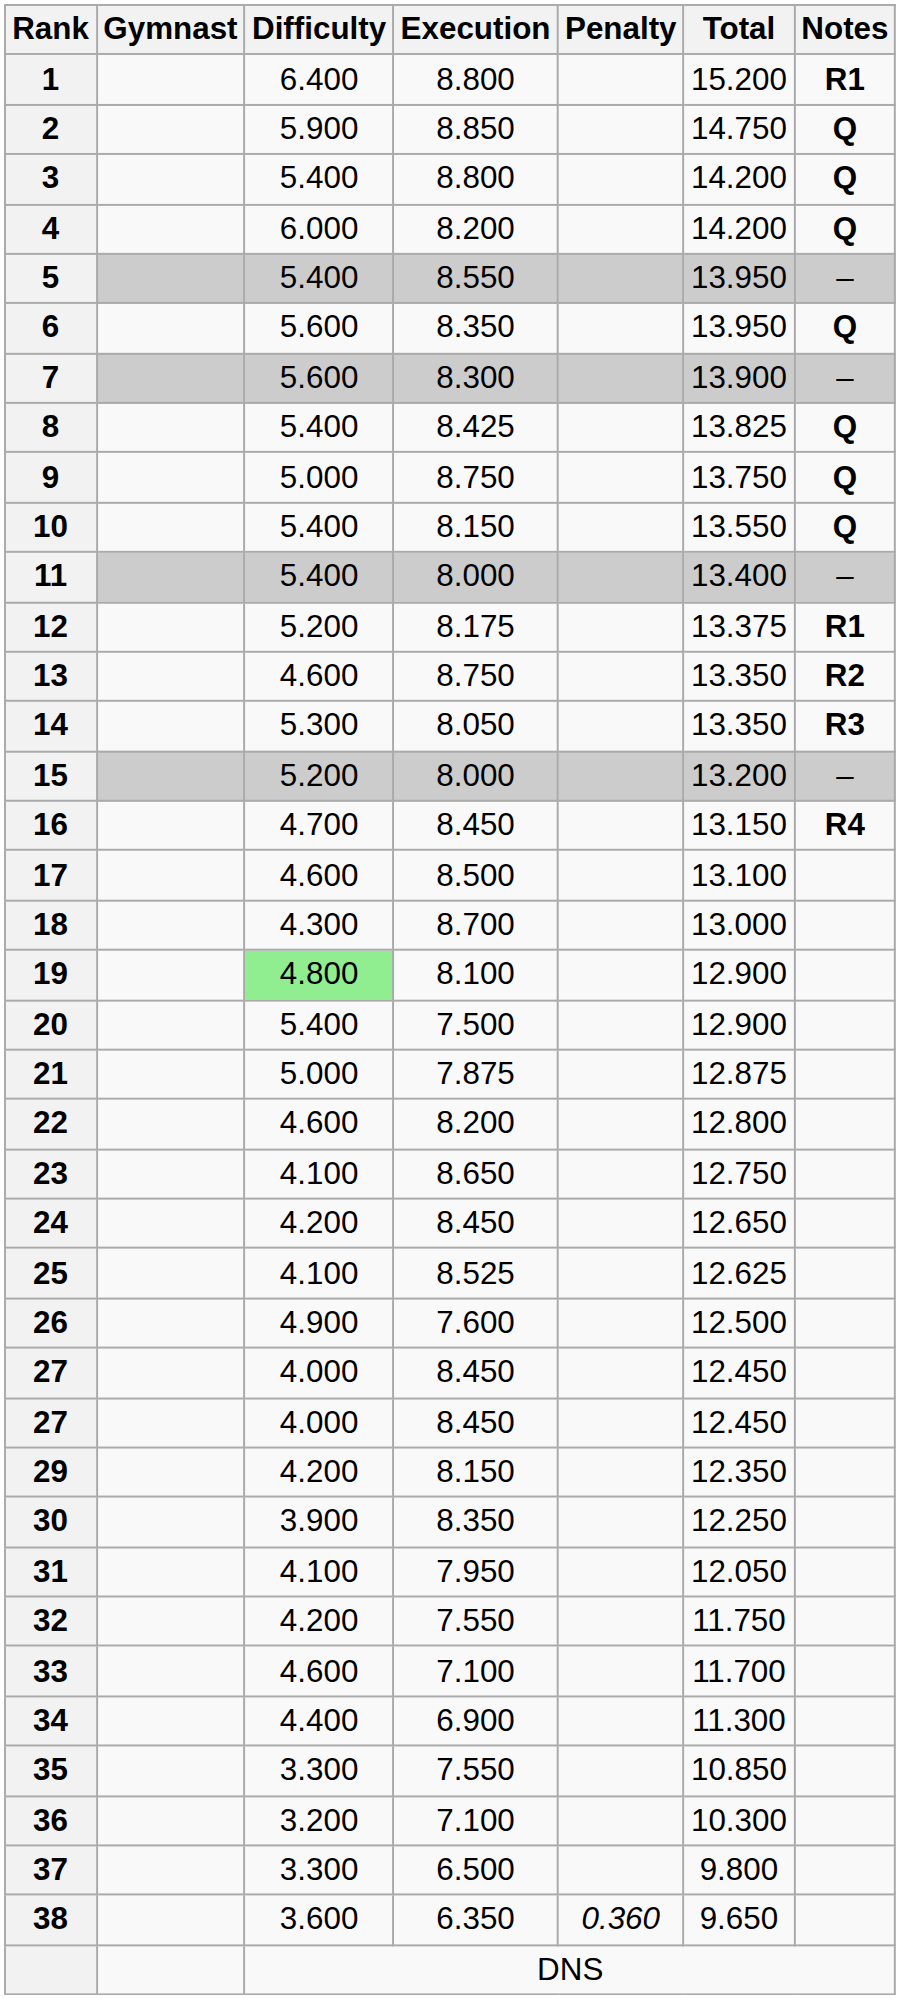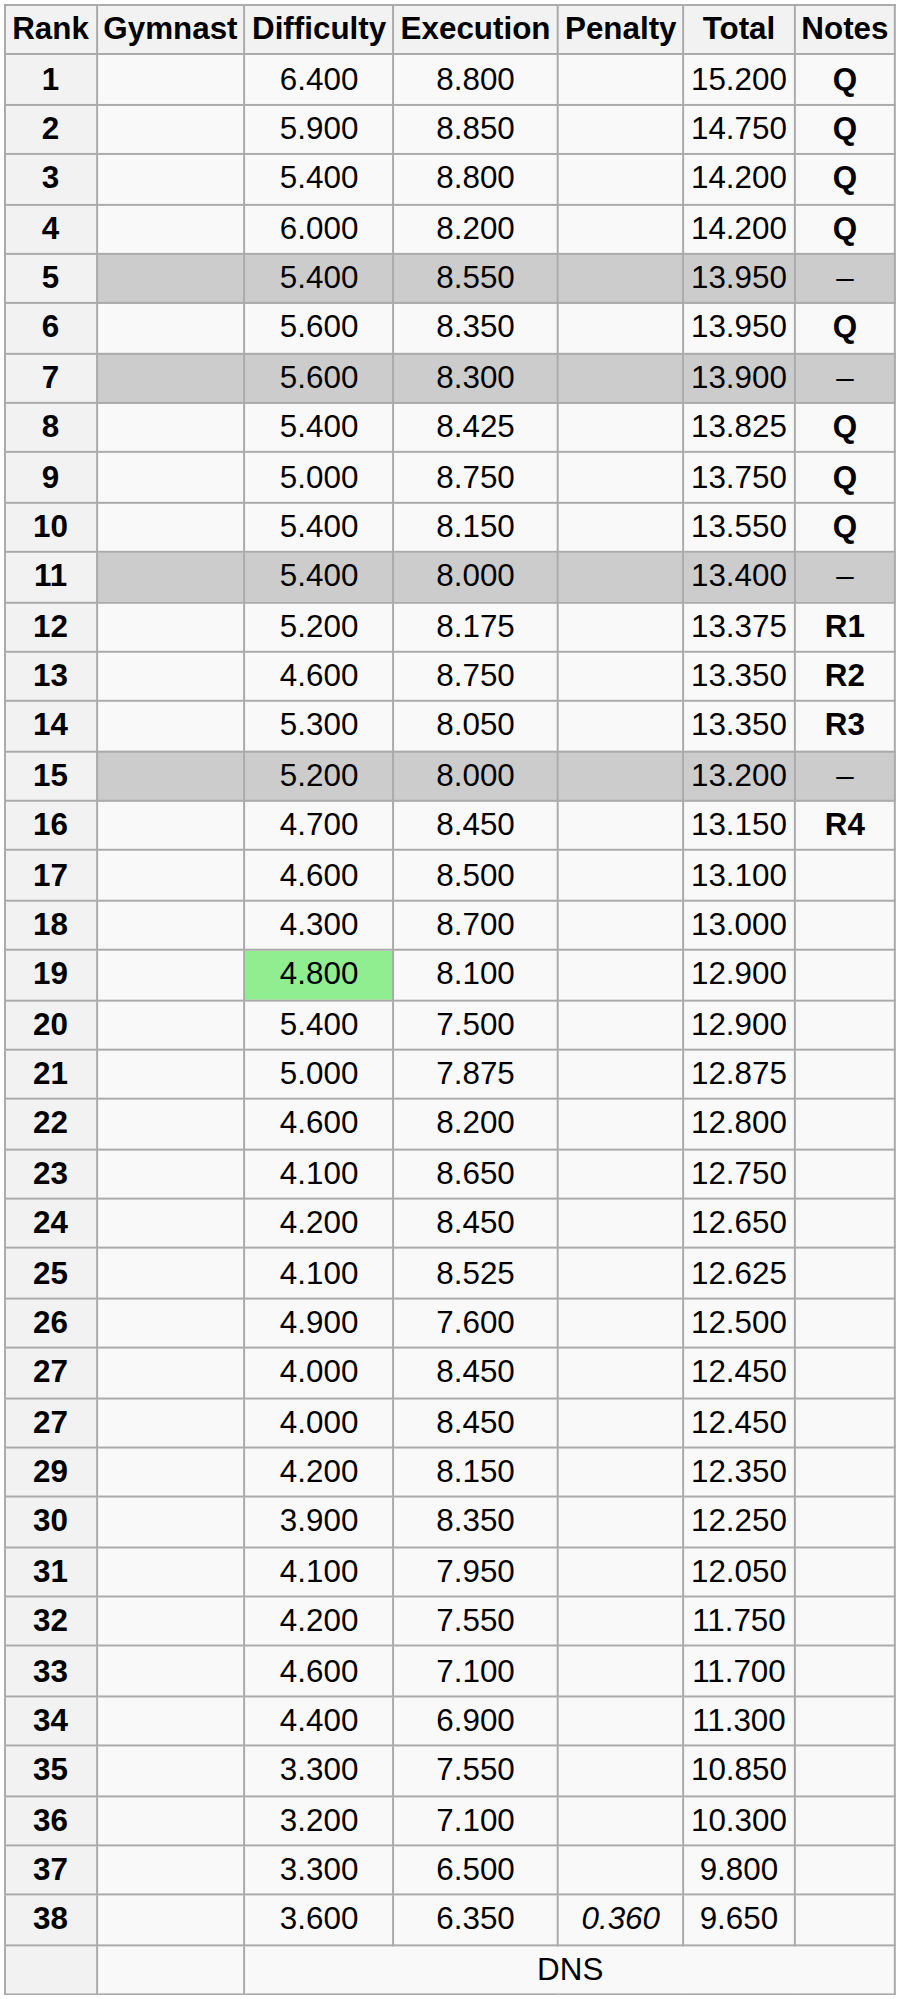(845, 79) R1 -> (845, 79) Q
